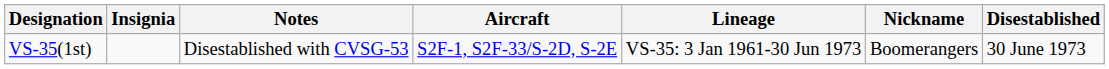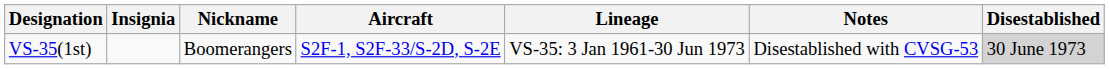columns swapped: (924, 19) <-> (296, 19)
(1036, 48) no background -> (1036, 48) lightgrey background
